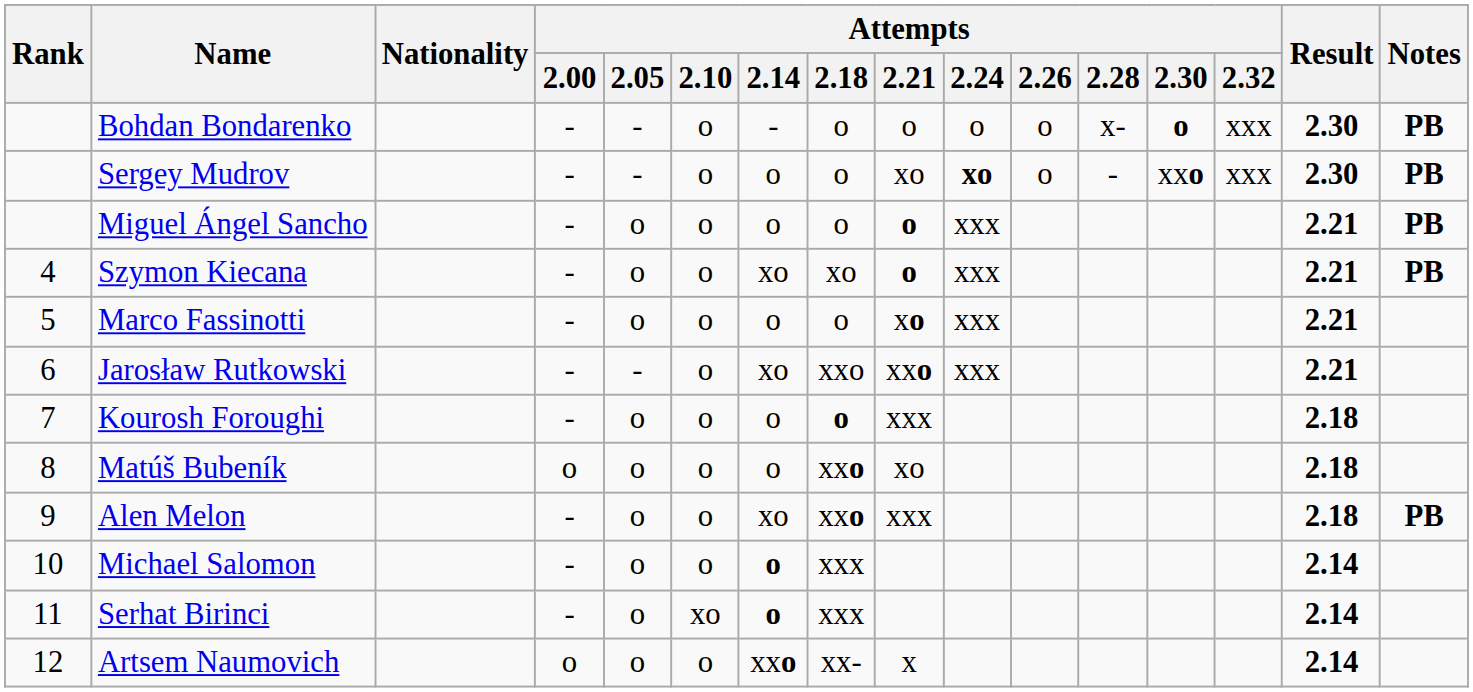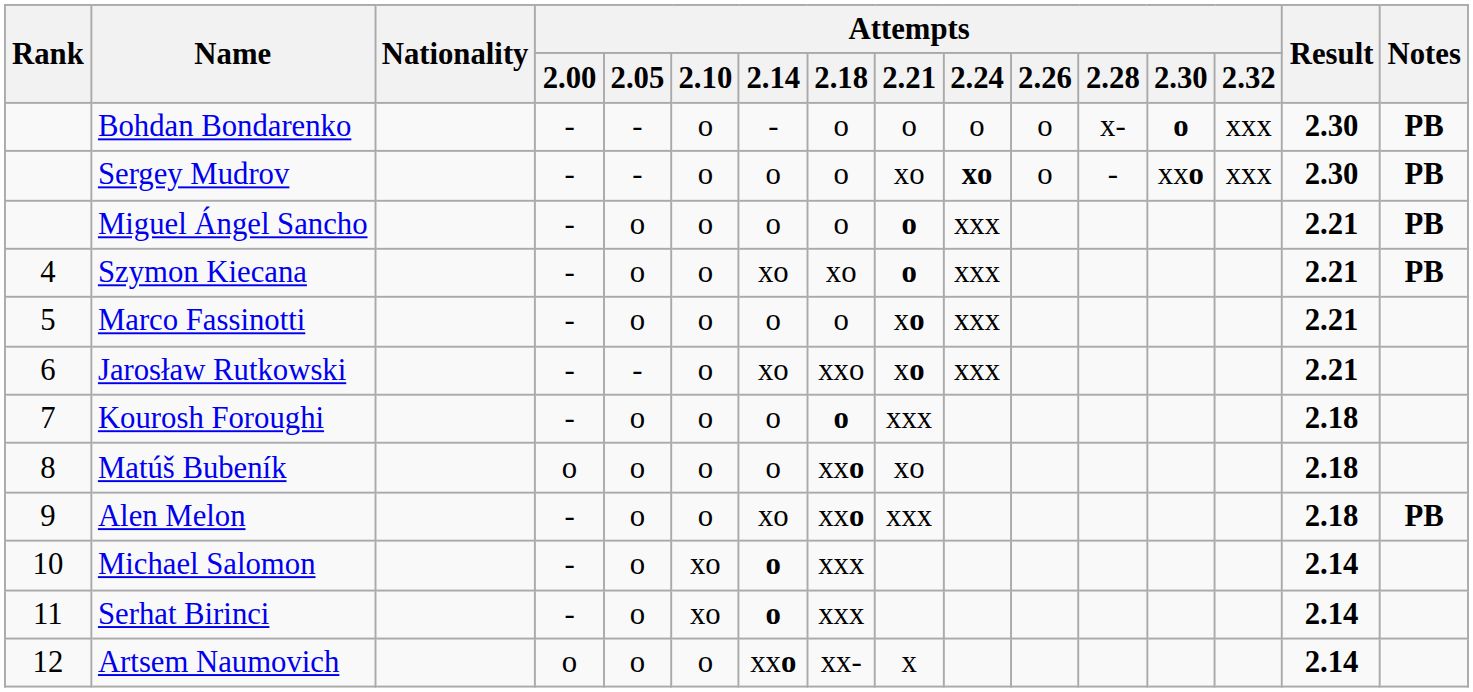(909, 369) xxo -> (909, 369) xo
(705, 564) o -> (705, 564) xo
